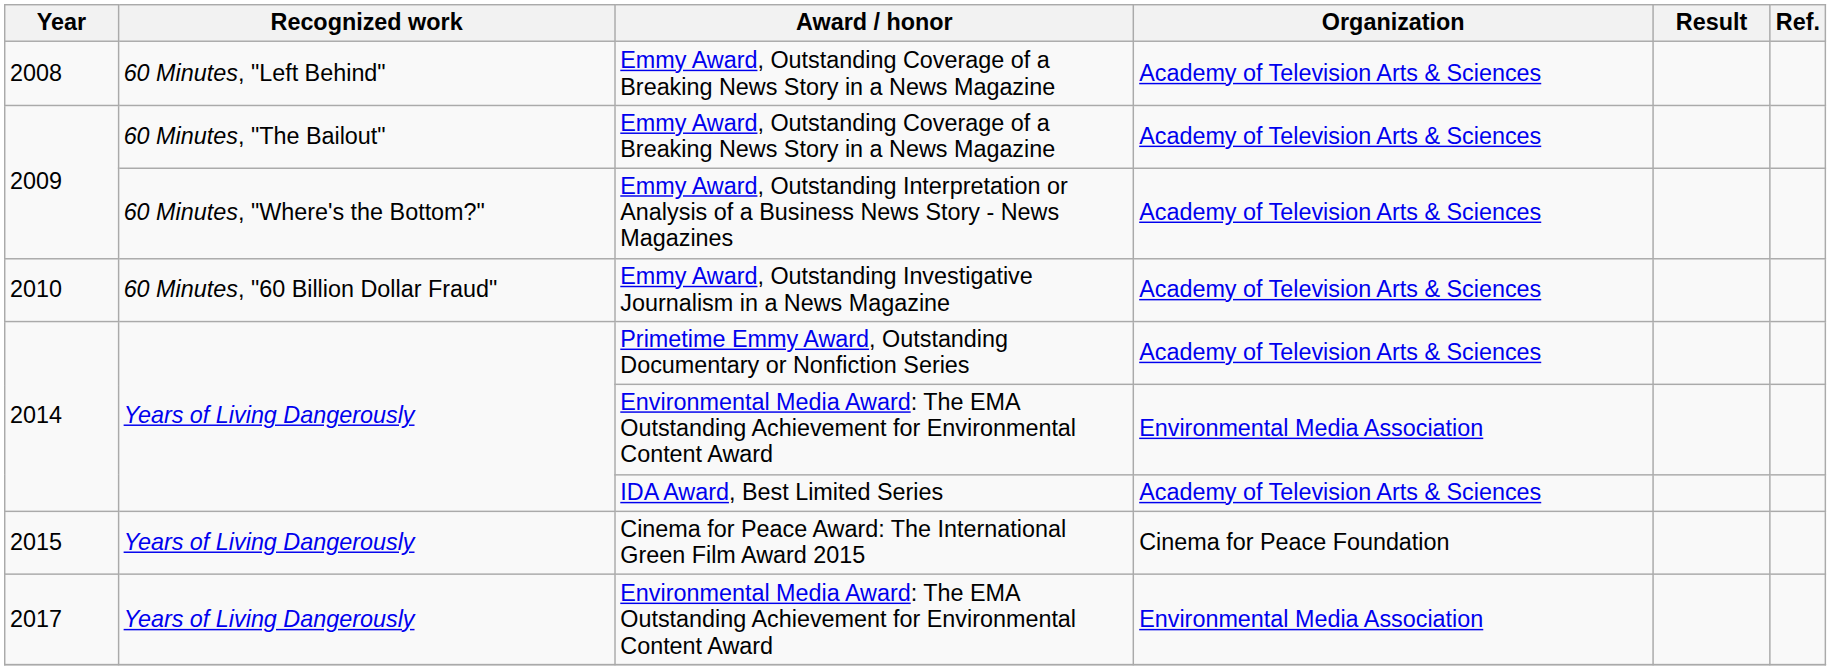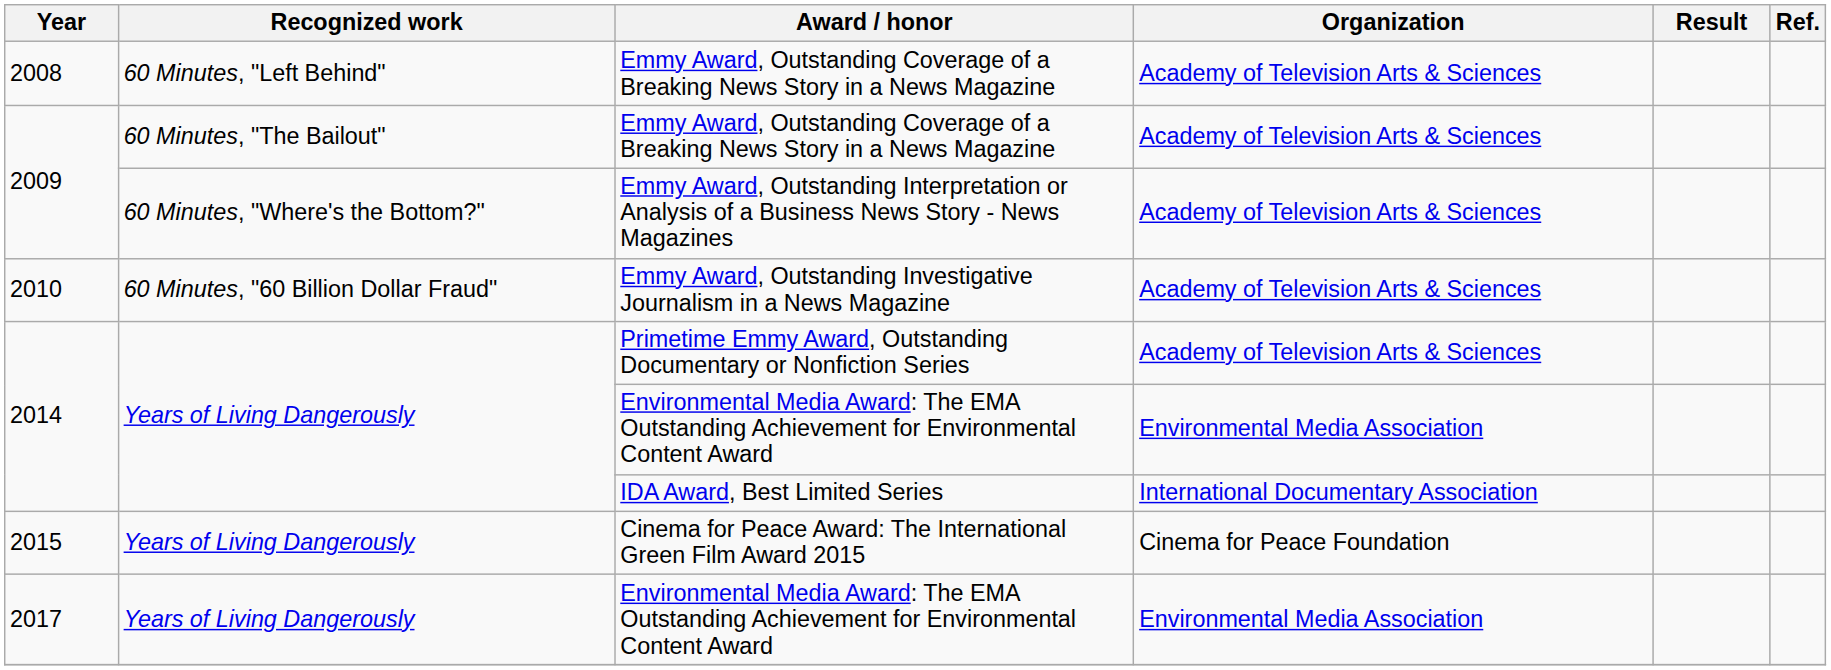(1340, 492) Academy of Television Arts & Sciences -> (1338, 492) International Documentary Association
